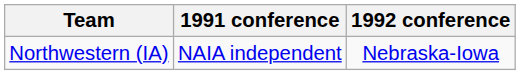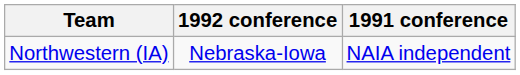columns swapped: (260, 20) <-> (431, 20)
